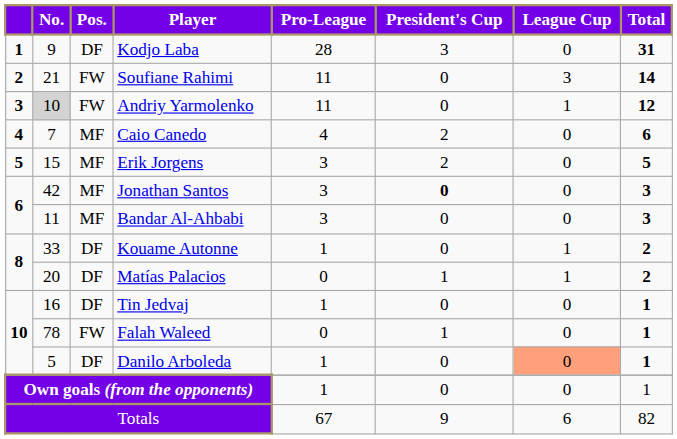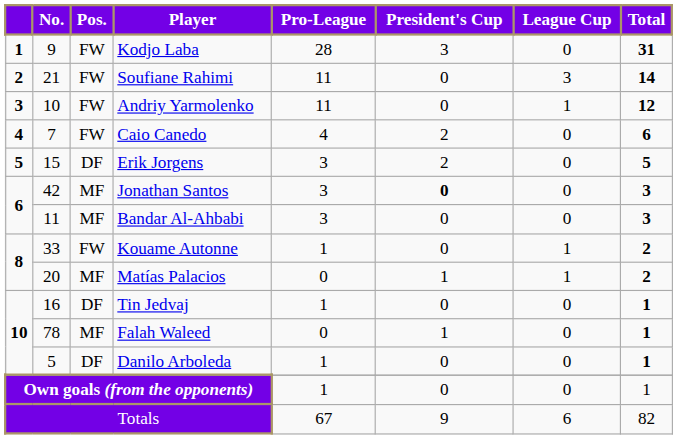(92, 49) DF -> (92, 49) FW
(52, 106) lightgrey background -> (52, 106) no background
(92, 134) MF -> (92, 134) FW
(92, 162) MF -> (92, 162) DF
(92, 247) DF -> (92, 247) FW
(92, 275) DF -> (92, 275) MF
(92, 332) FW -> (92, 332) MF
(567, 360) lightsalmon background -> (567, 360) no background
